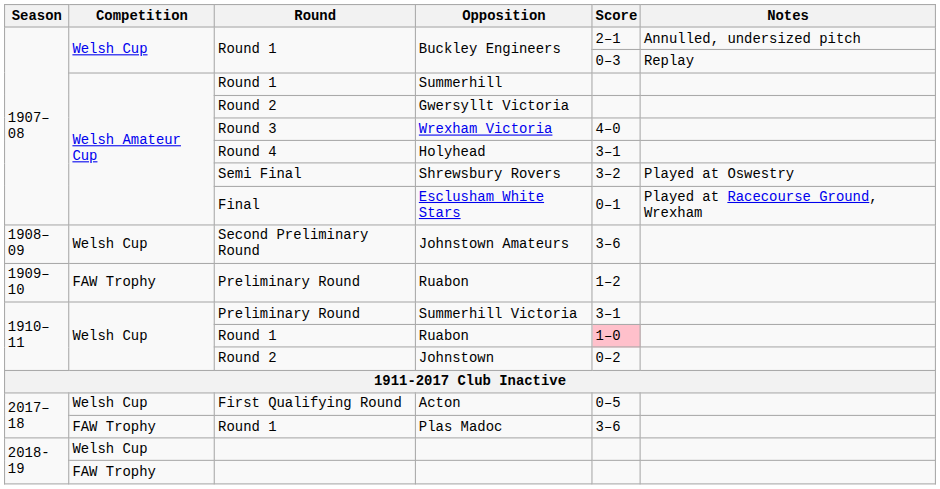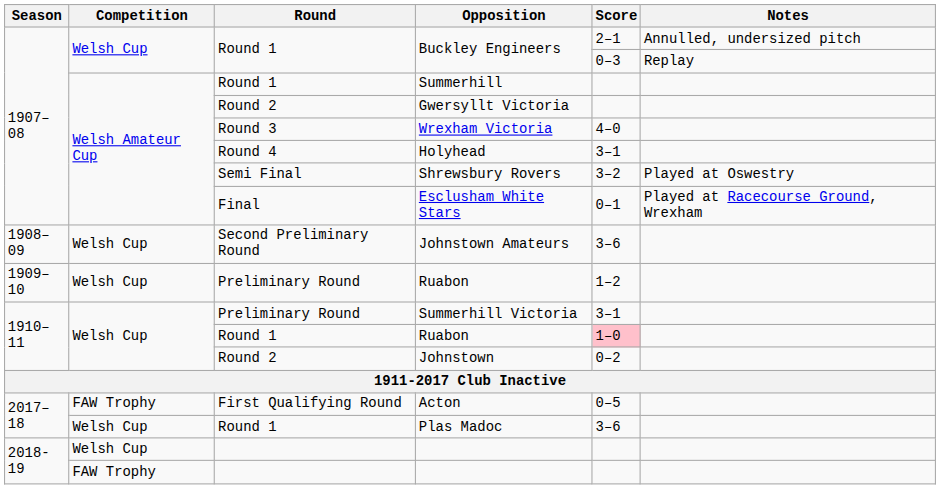(114, 283) FAW Trophy -> (110, 283) Welsh Cup
(110, 404) Welsh Cup -> (114, 404) FAW Trophy
(114, 427) FAW Trophy -> (110, 427) Welsh Cup
